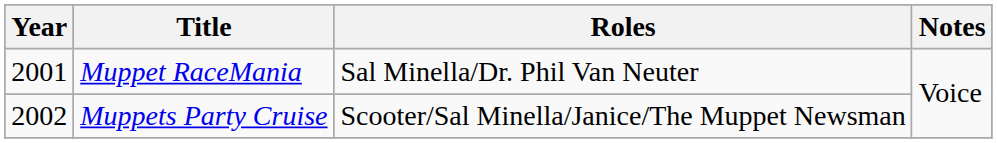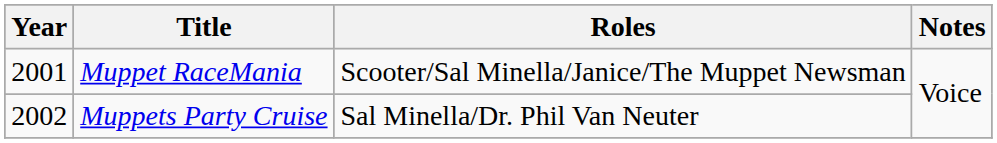(519, 71) Sal Minella/Dr. Phil Van Neuter -> (623, 71) Scooter/Sal Minella/Janice/The Muppet Newsman
(623, 115) Scooter/Sal Minella/Janice/The Muppet Newsman -> (519, 115) Sal Minella/Dr. Phil Van Neuter
